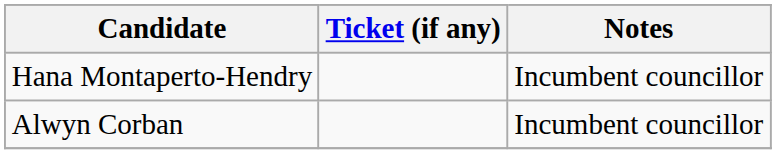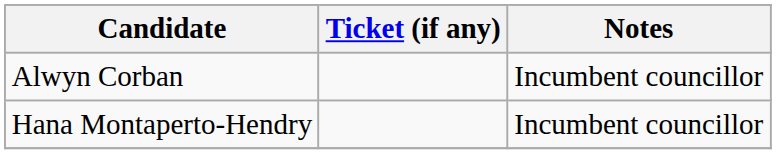rows swapped: (98, 124) <-> (162, 76)
